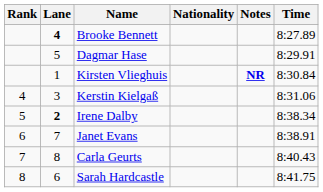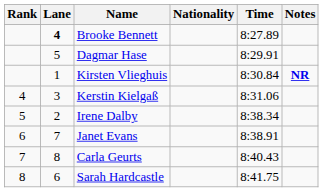columns swapped: (296, 14) <-> (255, 14)
(57, 116) bold -> (57, 116) normal
